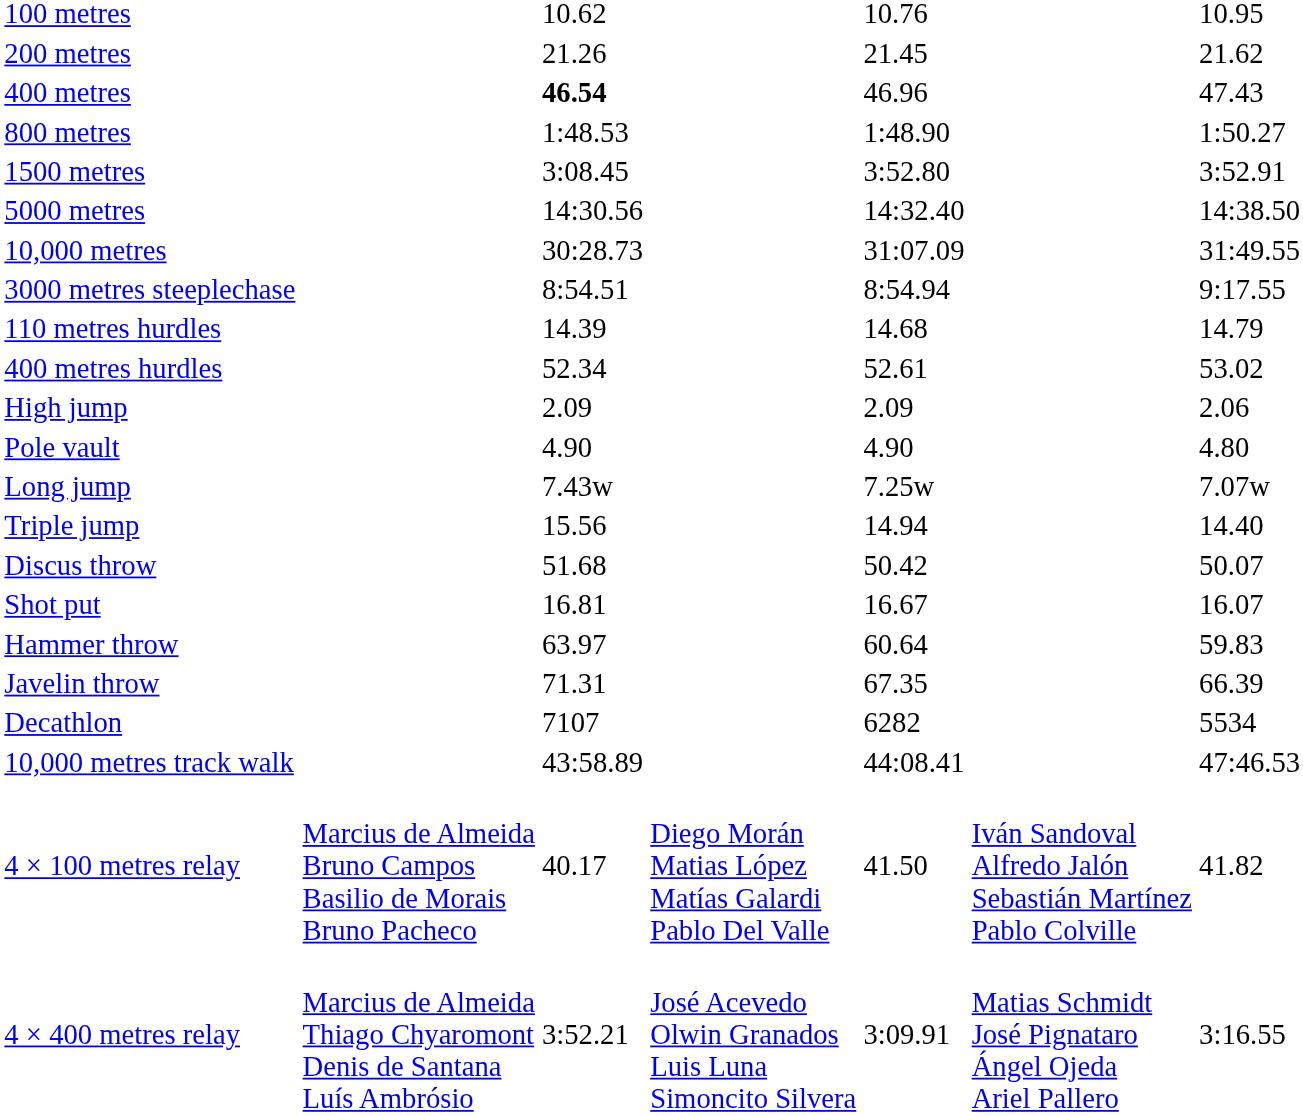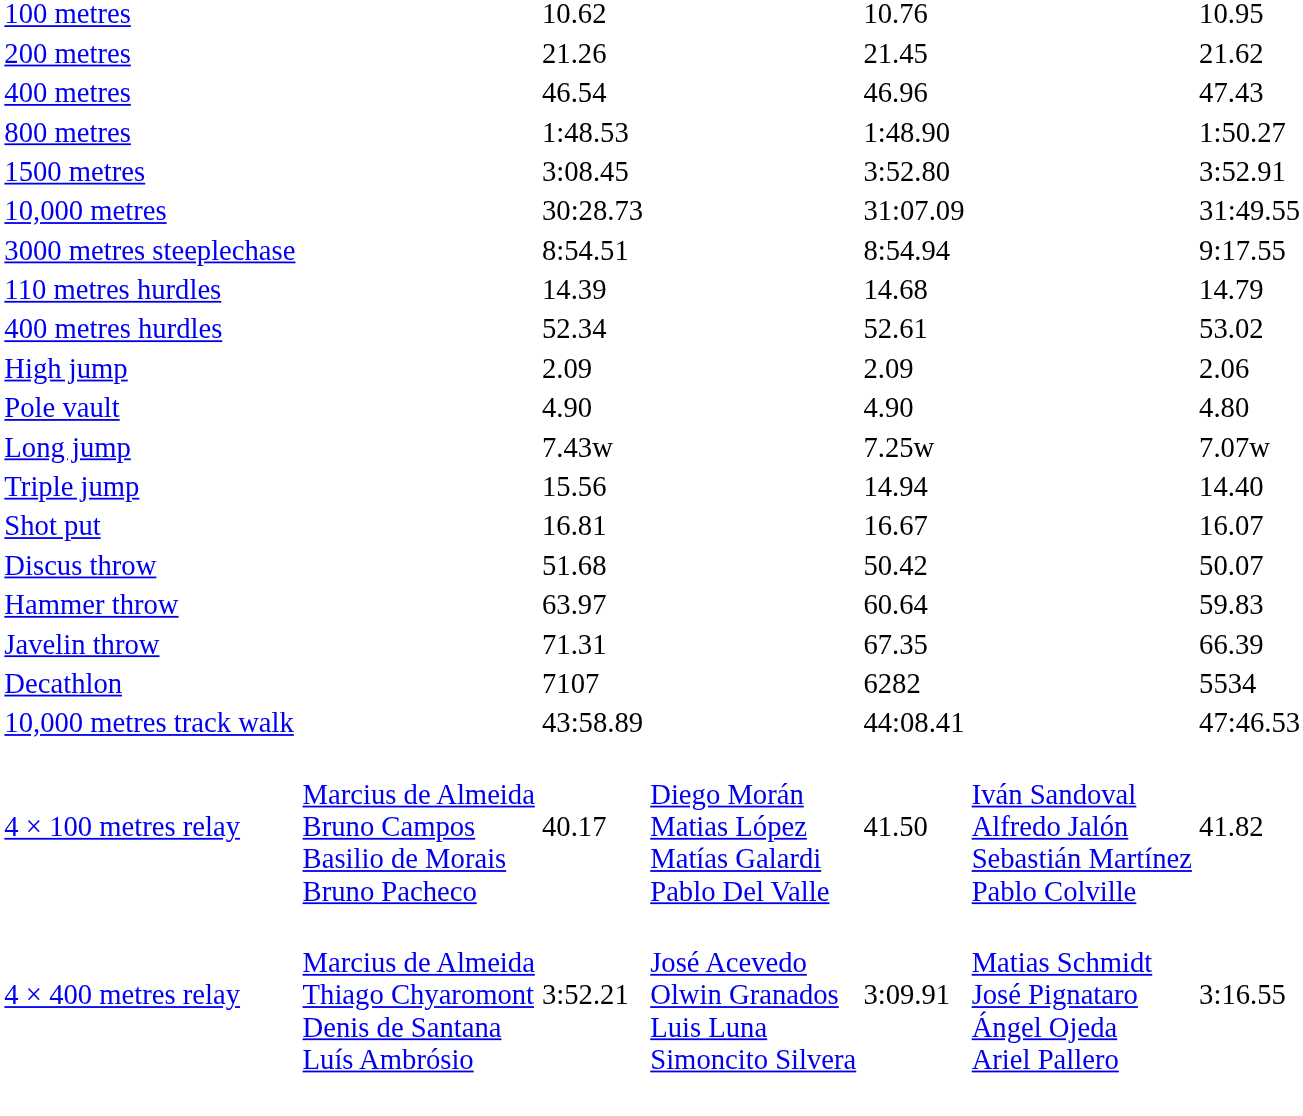(574, 92) bold -> (574, 92) normal
- row: (75, 210)
rows swapped: (53, 604) <-> (80, 565)
